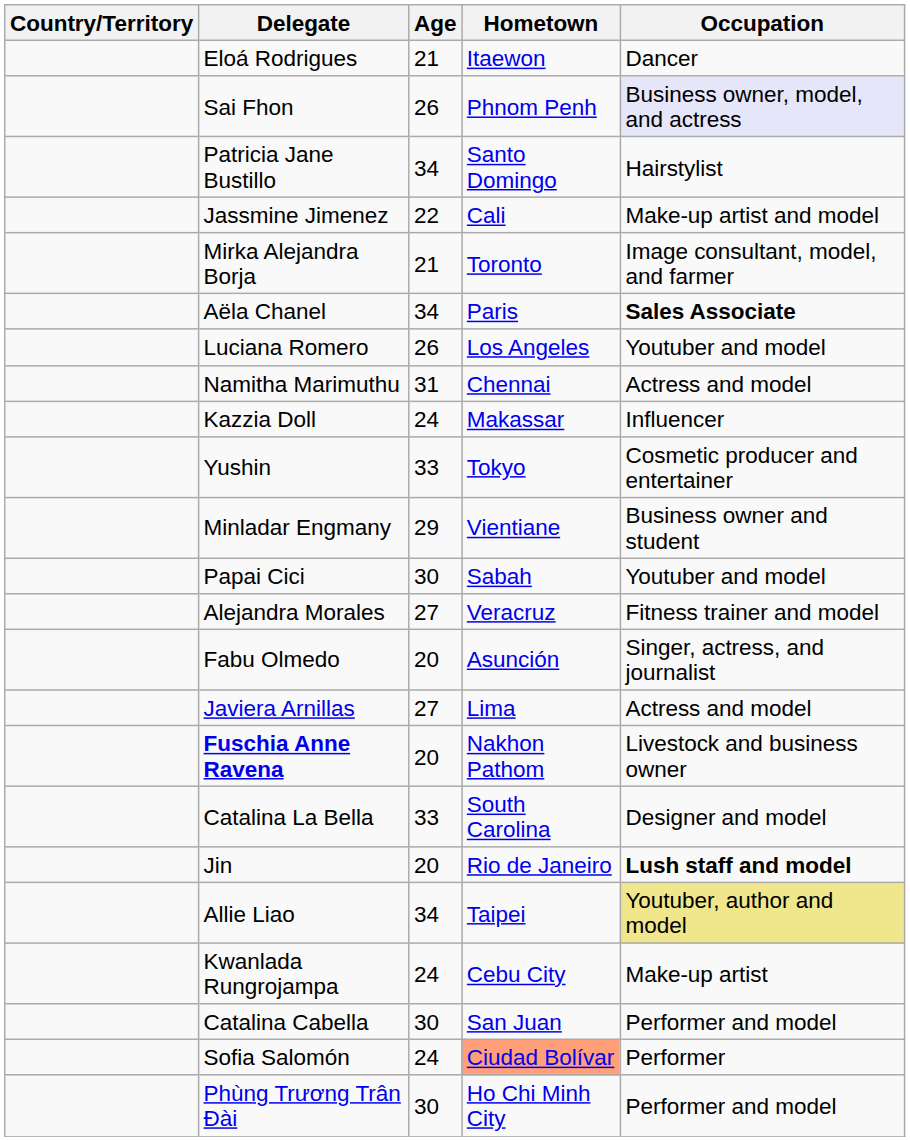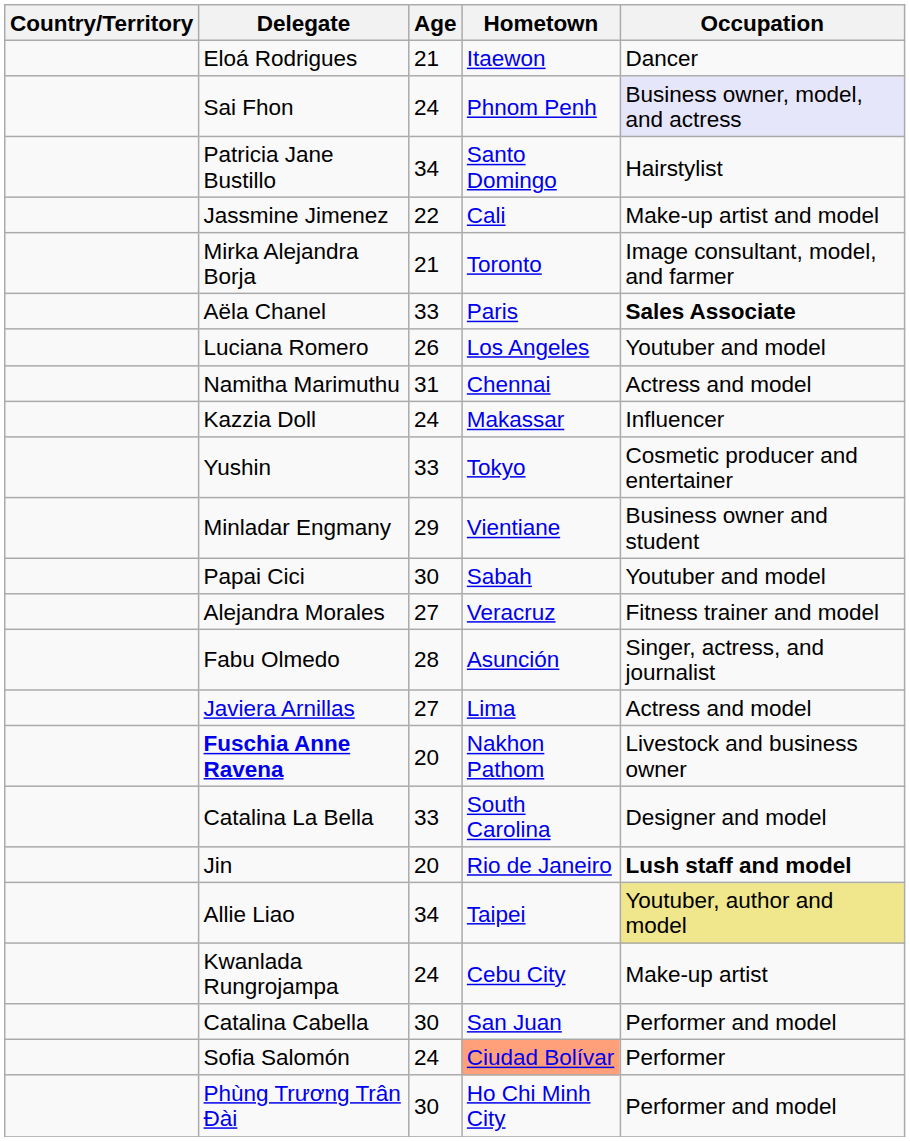(426, 107) 26 -> (426, 107) 24
(426, 312) 34 -> (426, 312) 33
(426, 660) 20 -> (426, 660) 28
